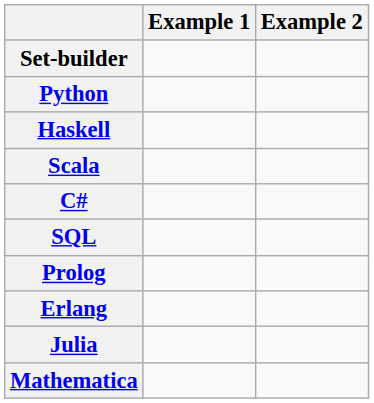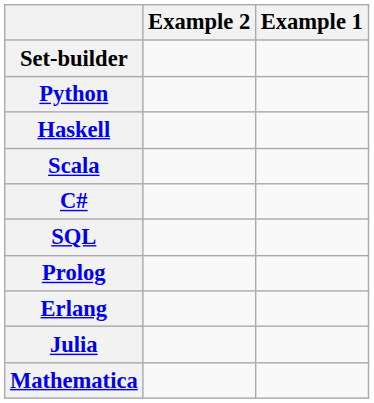columns swapped: (199, 22) <-> (312, 22)
